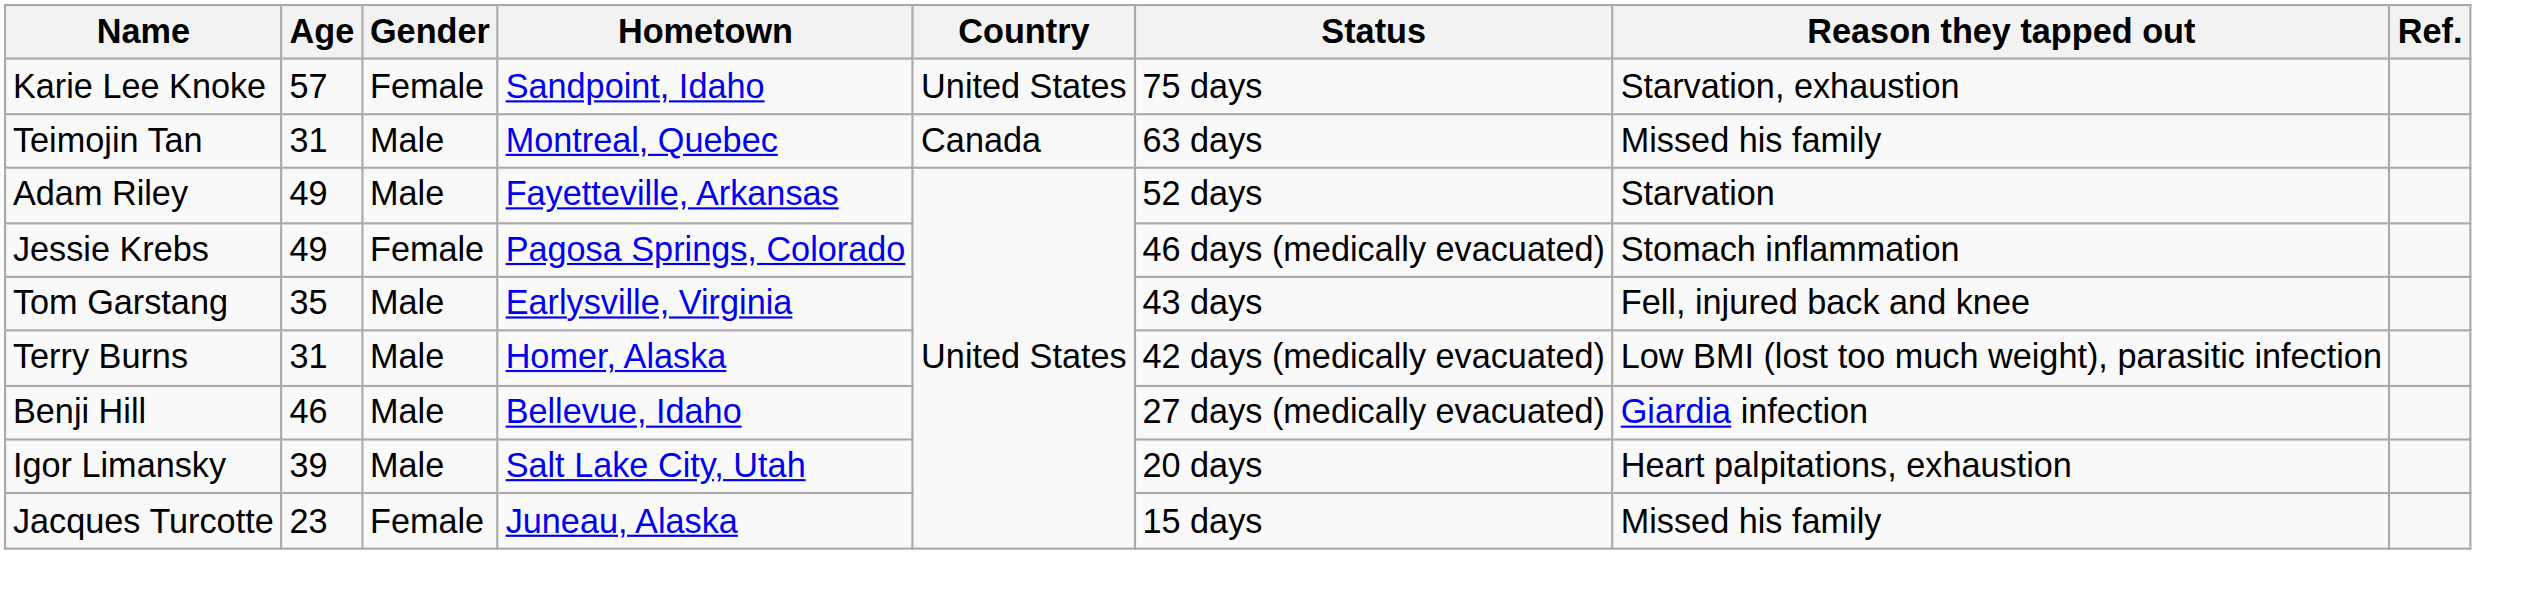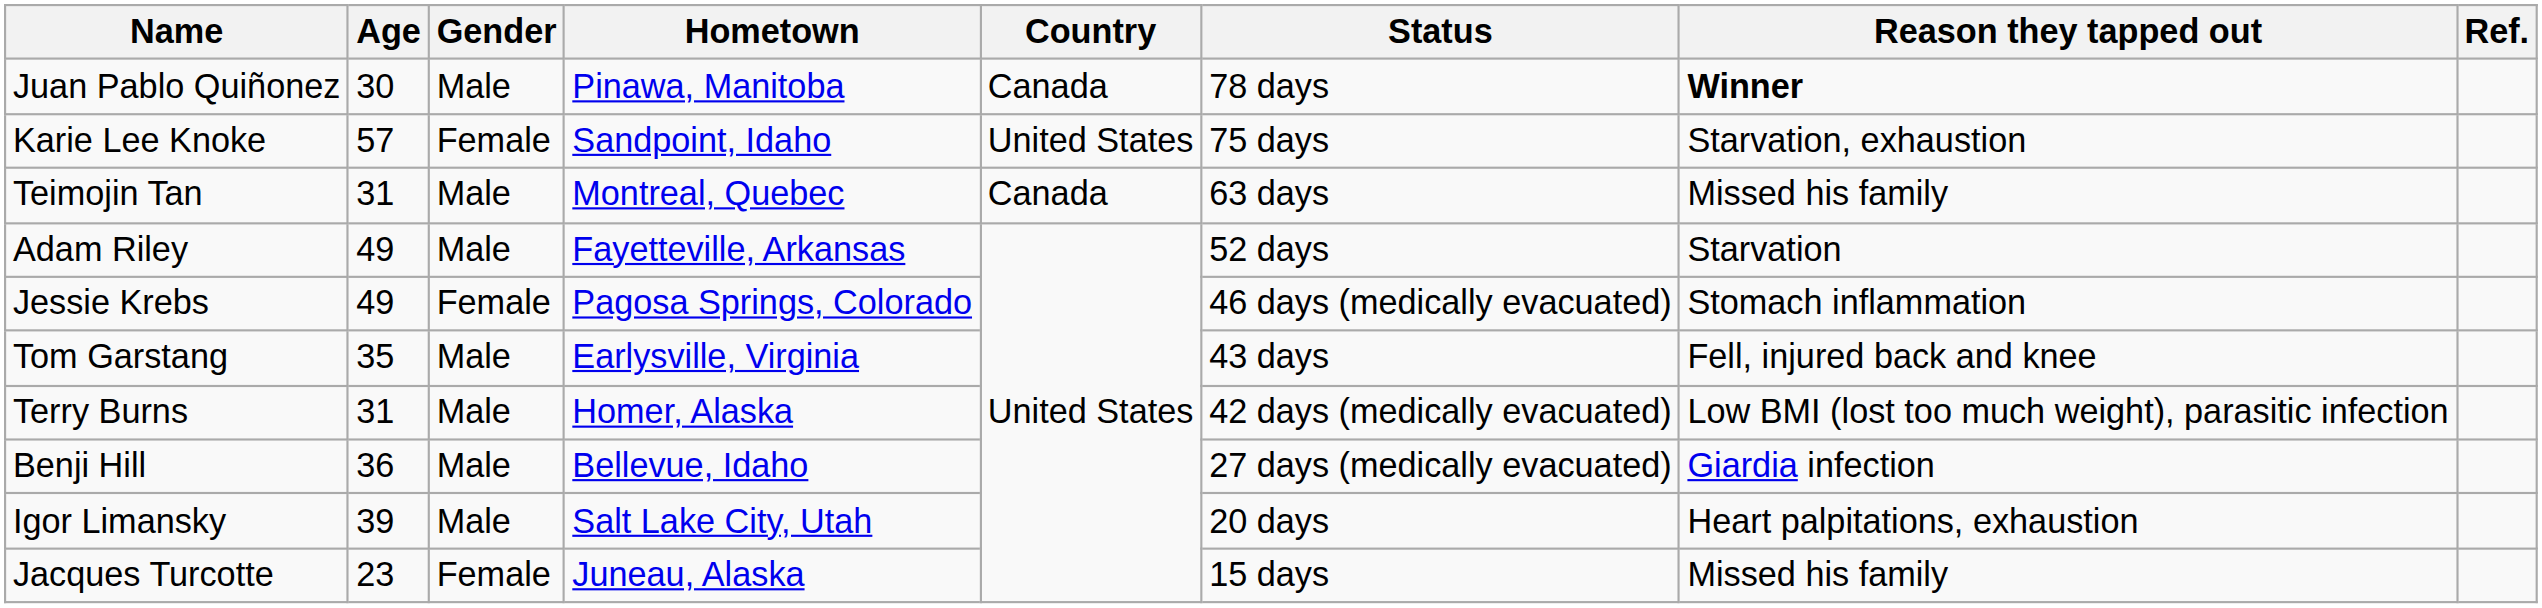+ row: (177, 85)
(309, 411) 46 -> (375, 466) 36
